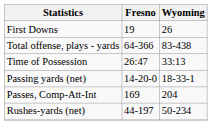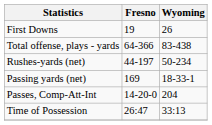rows swapped: (46, 111) <-> (47, 62)
(141, 78) 14-20-0 -> (132, 78) 169
(132, 95) 169 -> (141, 95) 14-20-0
